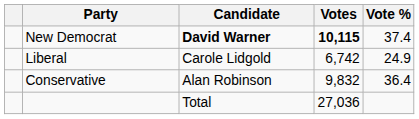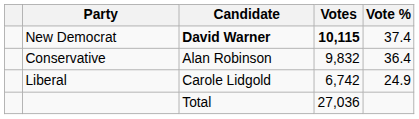rows swapped: (66, 80) <-> (46, 59)
